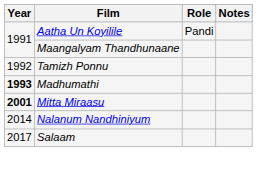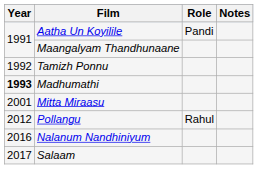(19, 102) bold -> (19, 102) normal
+ row: (59, 119)
(19, 119) 2014 -> (19, 137) 2016
